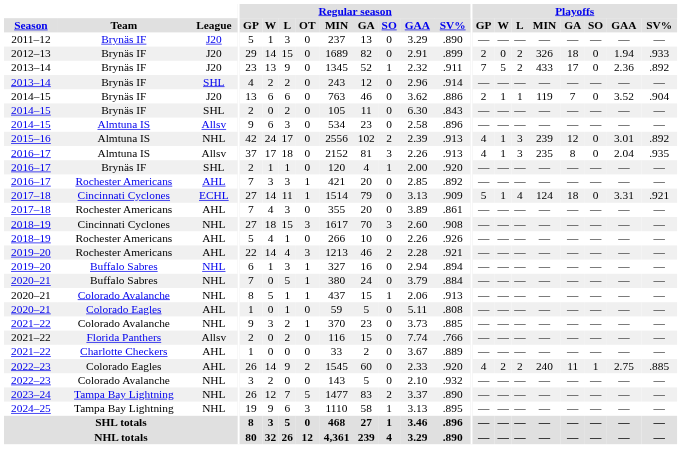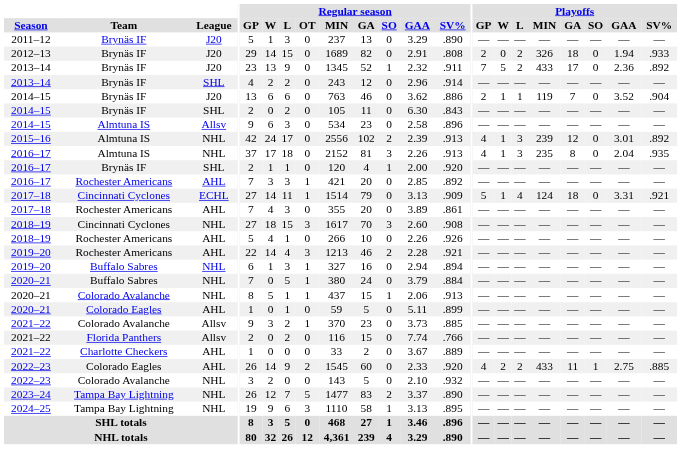(453, 53) .899 -> (453, 53) .808
(214, 153) Allsv -> (214, 153) NHL
(453, 309) .808 -> (453, 309) .899
(214, 323) NHL -> (214, 323) Allsv
(544, 366) 240 -> (544, 366) 433
